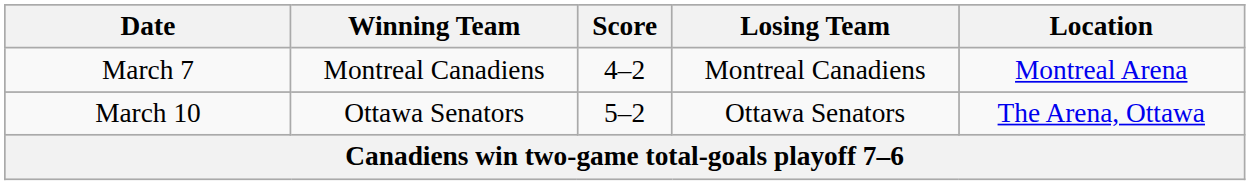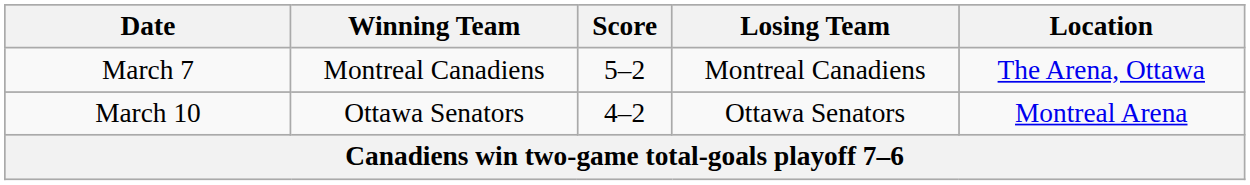(625, 69) 4–2 -> (625, 69) 5–2
(1101, 69) Montreal Arena -> (1101, 69) The Arena, Ottawa
(625, 112) 5–2 -> (625, 112) 4–2
(1101, 112) The Arena, Ottawa -> (1101, 112) Montreal Arena
